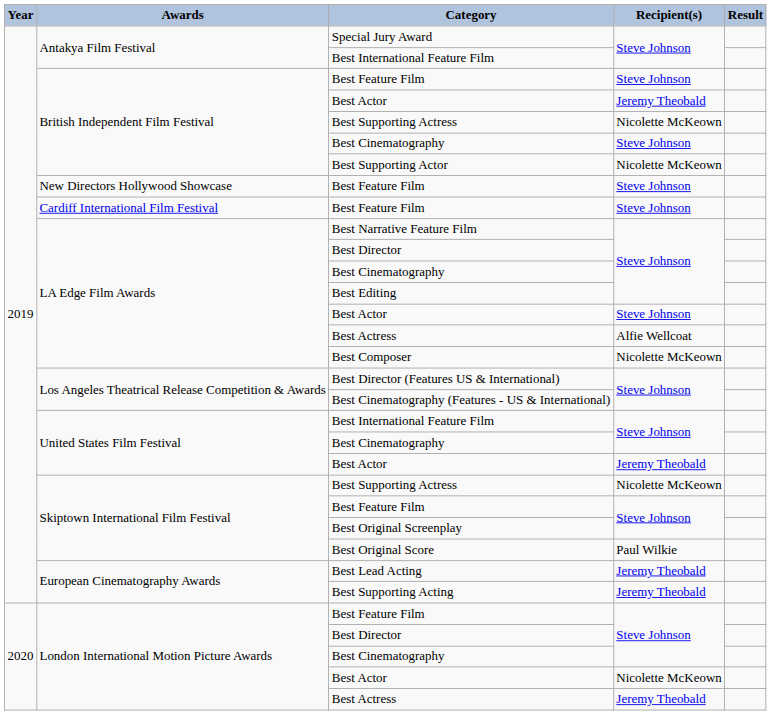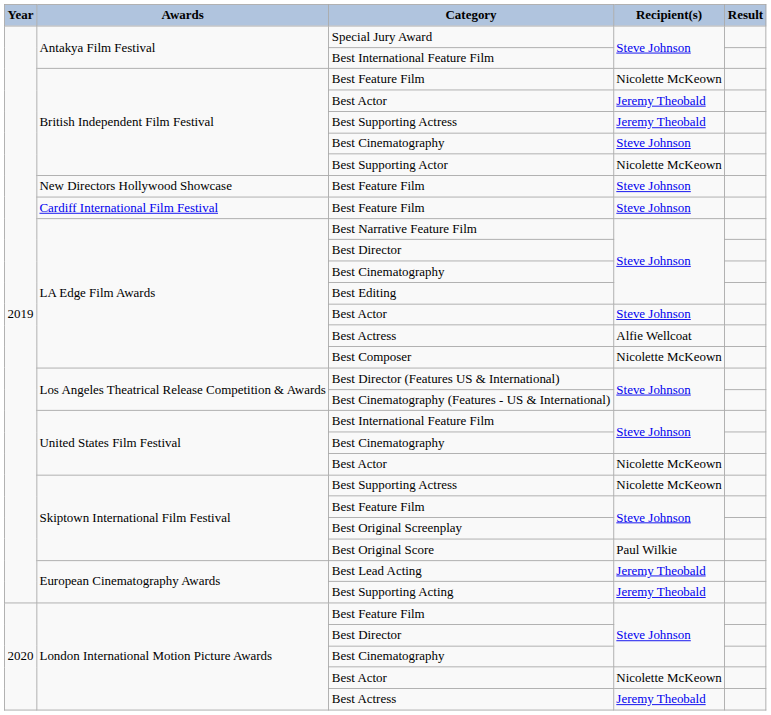(654, 79) Steve Johnson -> (669, 79) Nicolette McKeown
(669, 122) Nicolette McKeown -> (661, 122) Jeremy Theobald
(661, 464) Jeremy Theobald -> (669, 464) Nicolette McKeown
